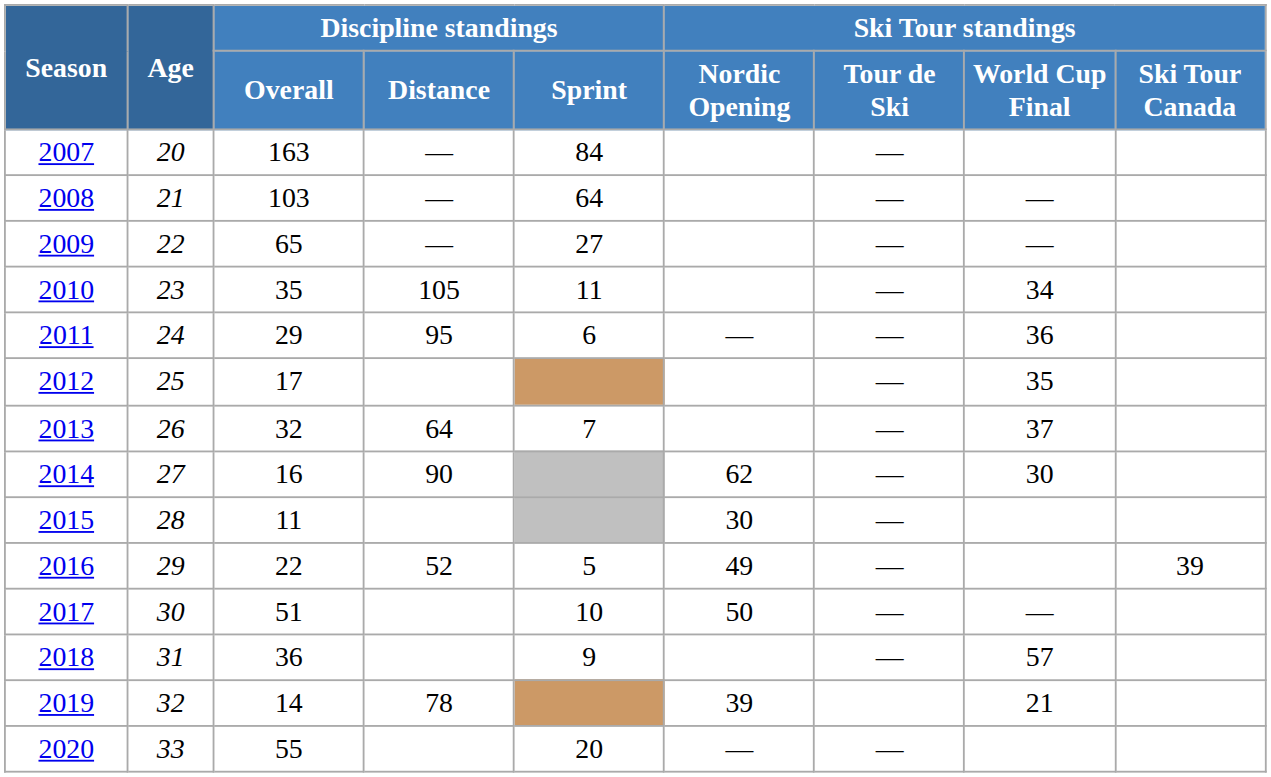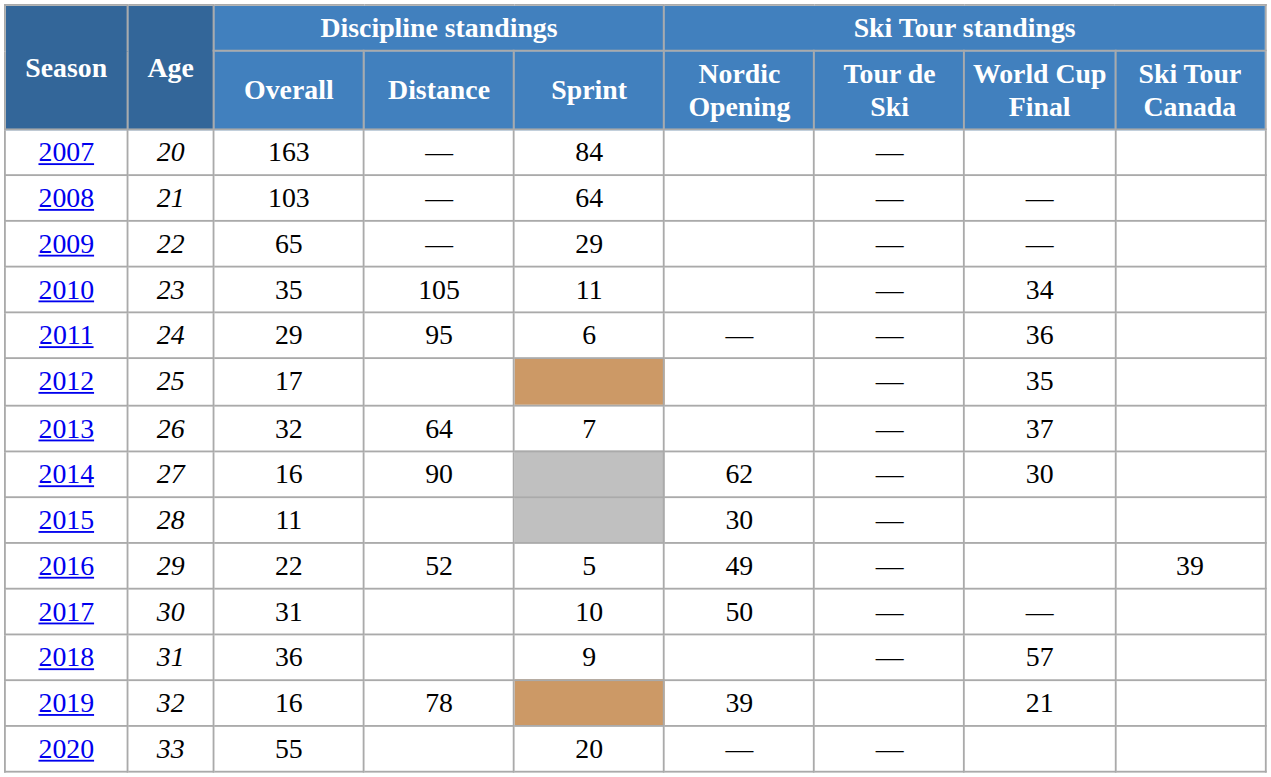(589, 244) 27 -> (589, 244) 29
(289, 610) 51 -> (289, 610) 31
(289, 702) 14 -> (289, 702) 16
